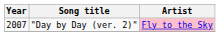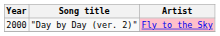(17, 25) 2007 -> (17, 25) 2000
